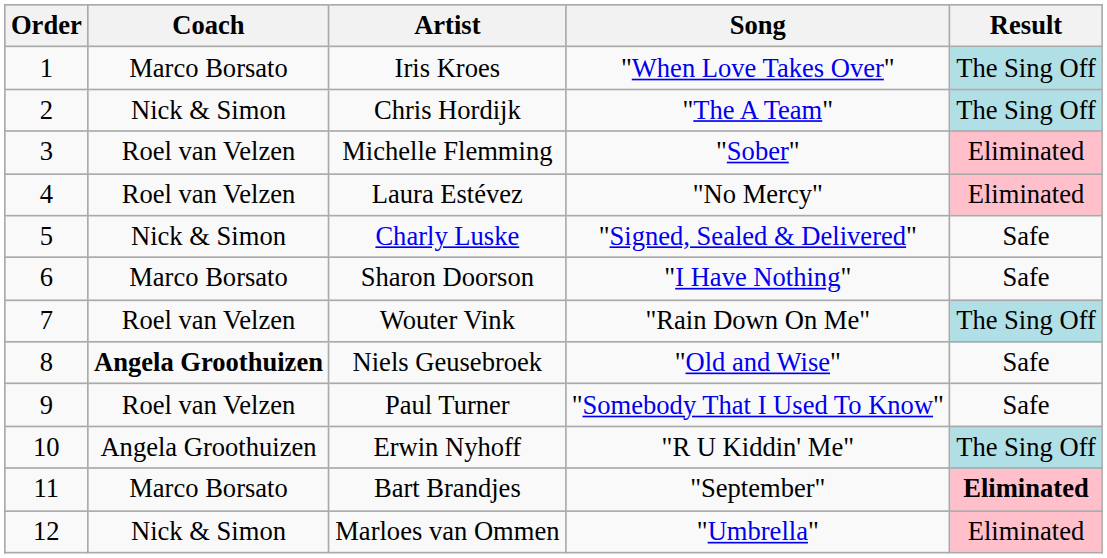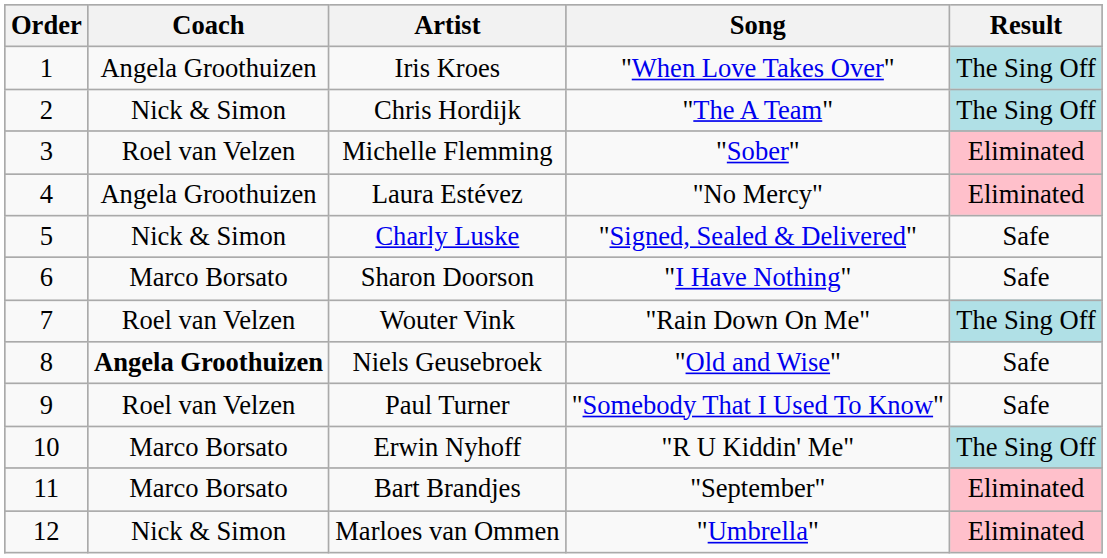(208, 67) Marco Borsato -> (208, 67) Angela Groothuizen
(208, 194) Roel van Velzen -> (208, 194) Angela Groothuizen
(208, 446) Angela Groothuizen -> (208, 446) Marco Borsato
(1026, 488) bold -> (1026, 488) normal
